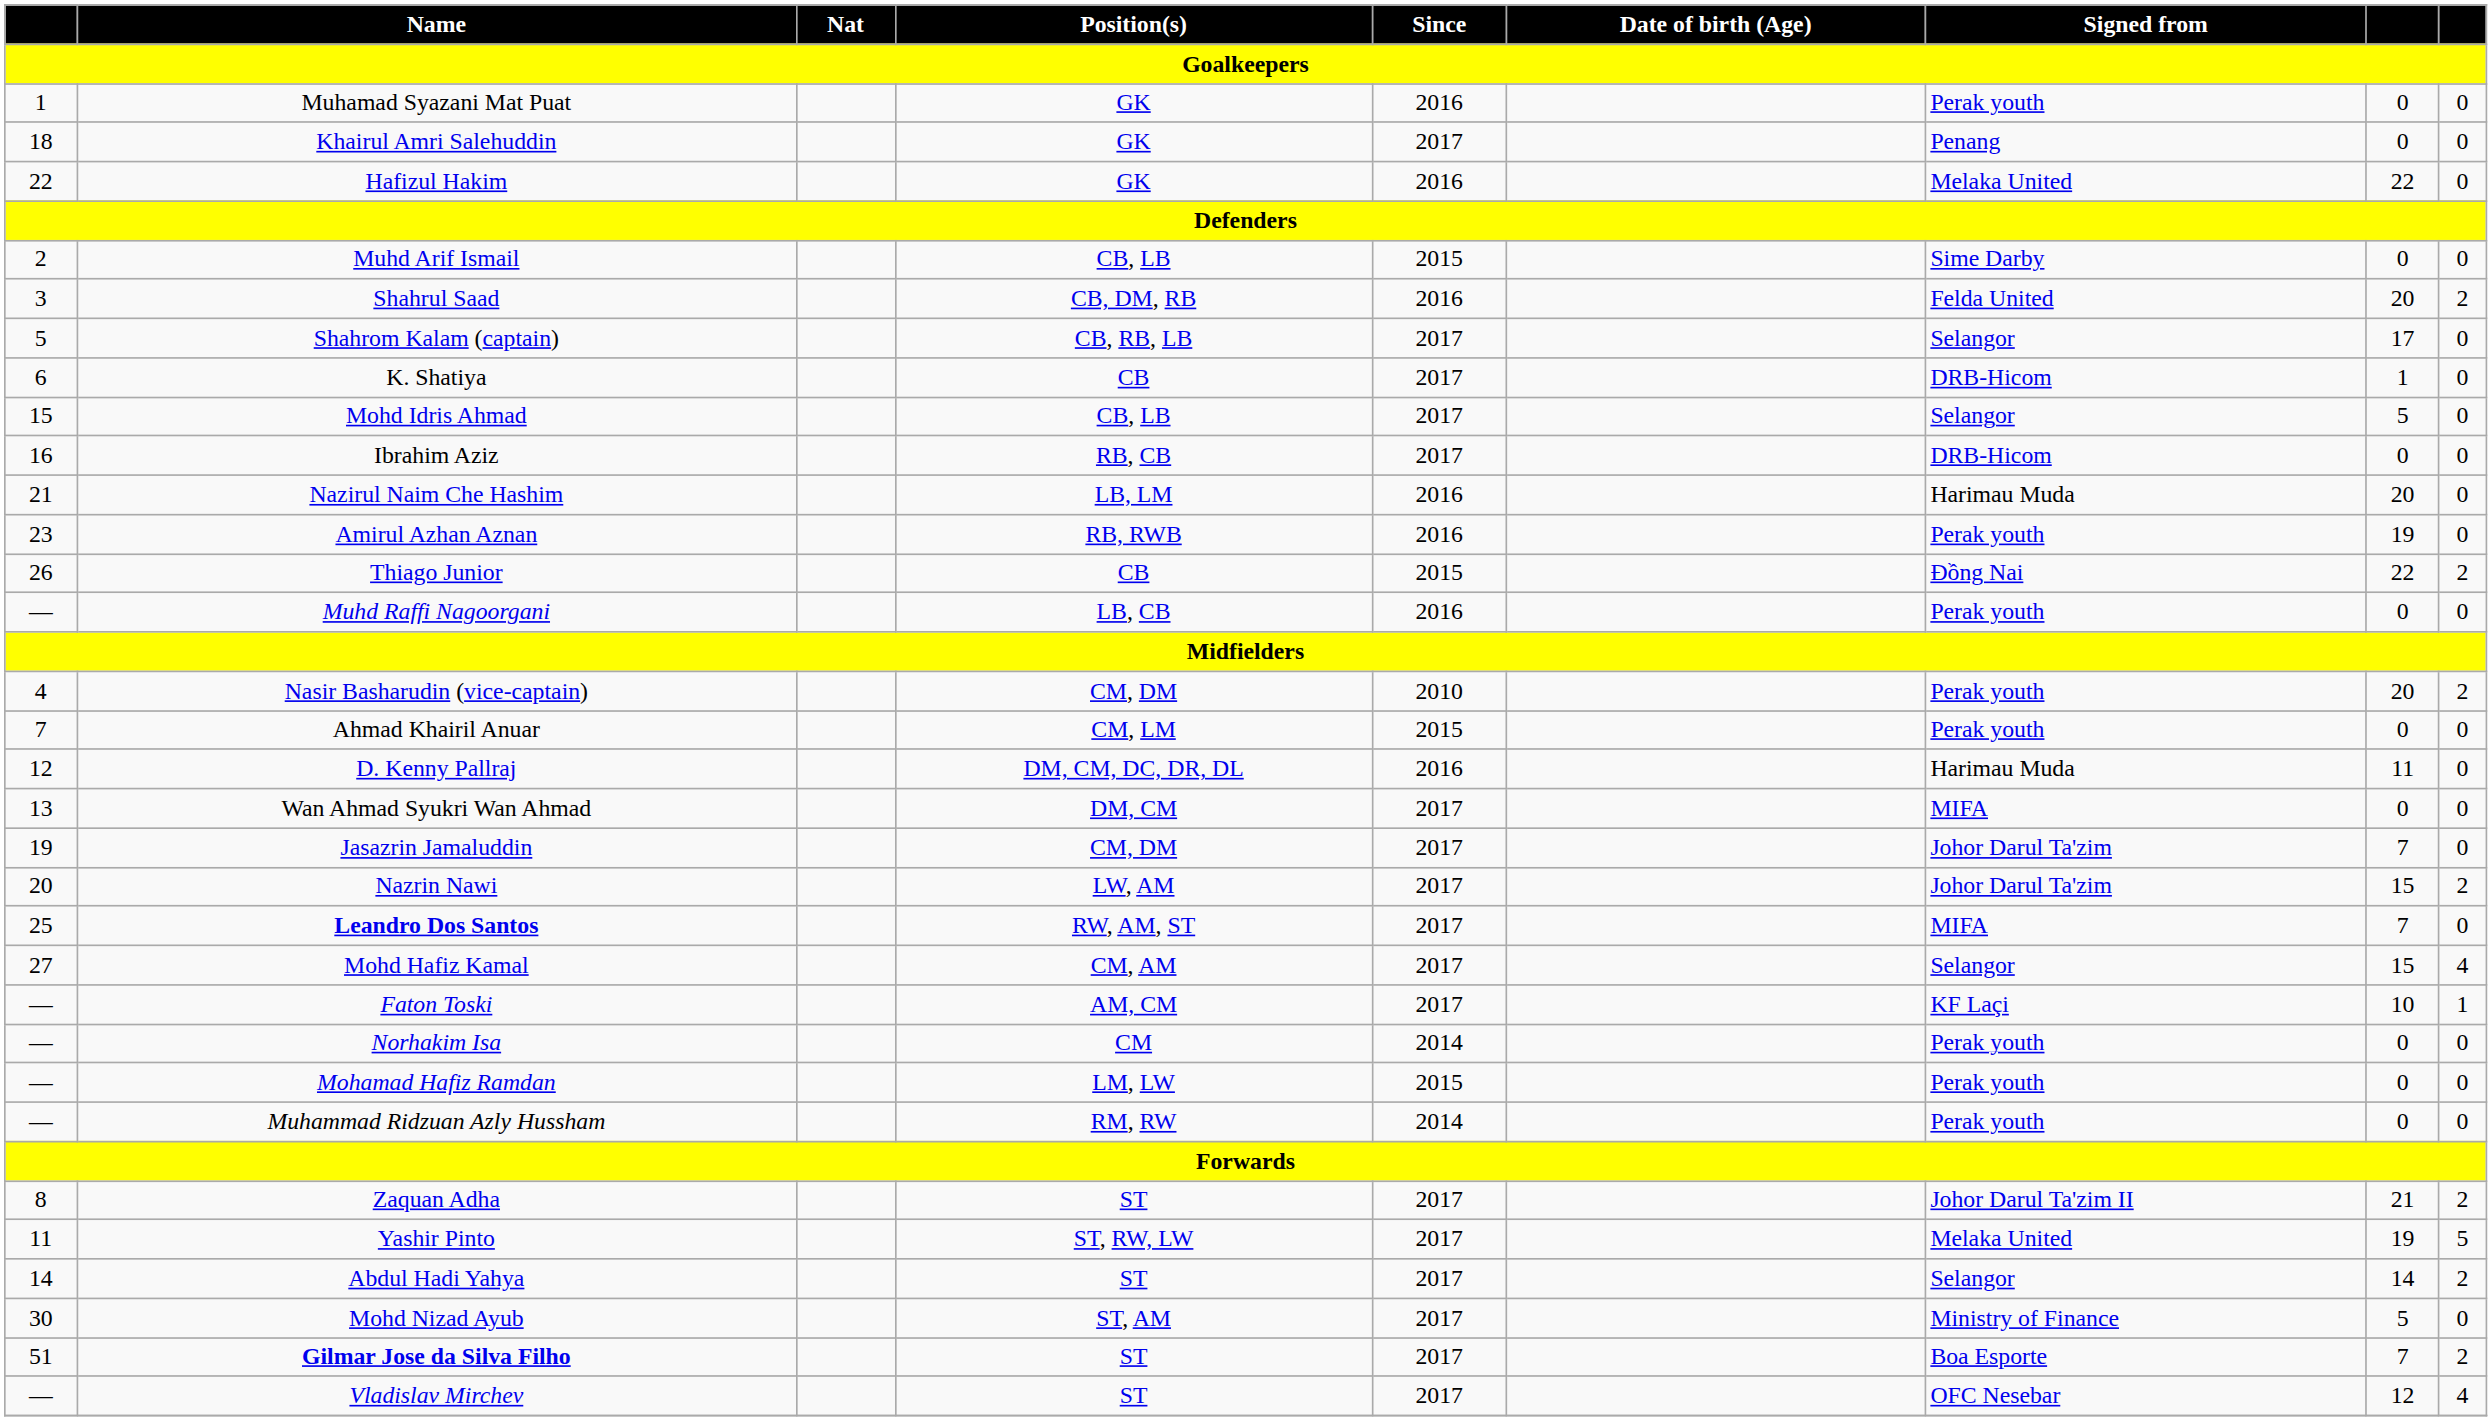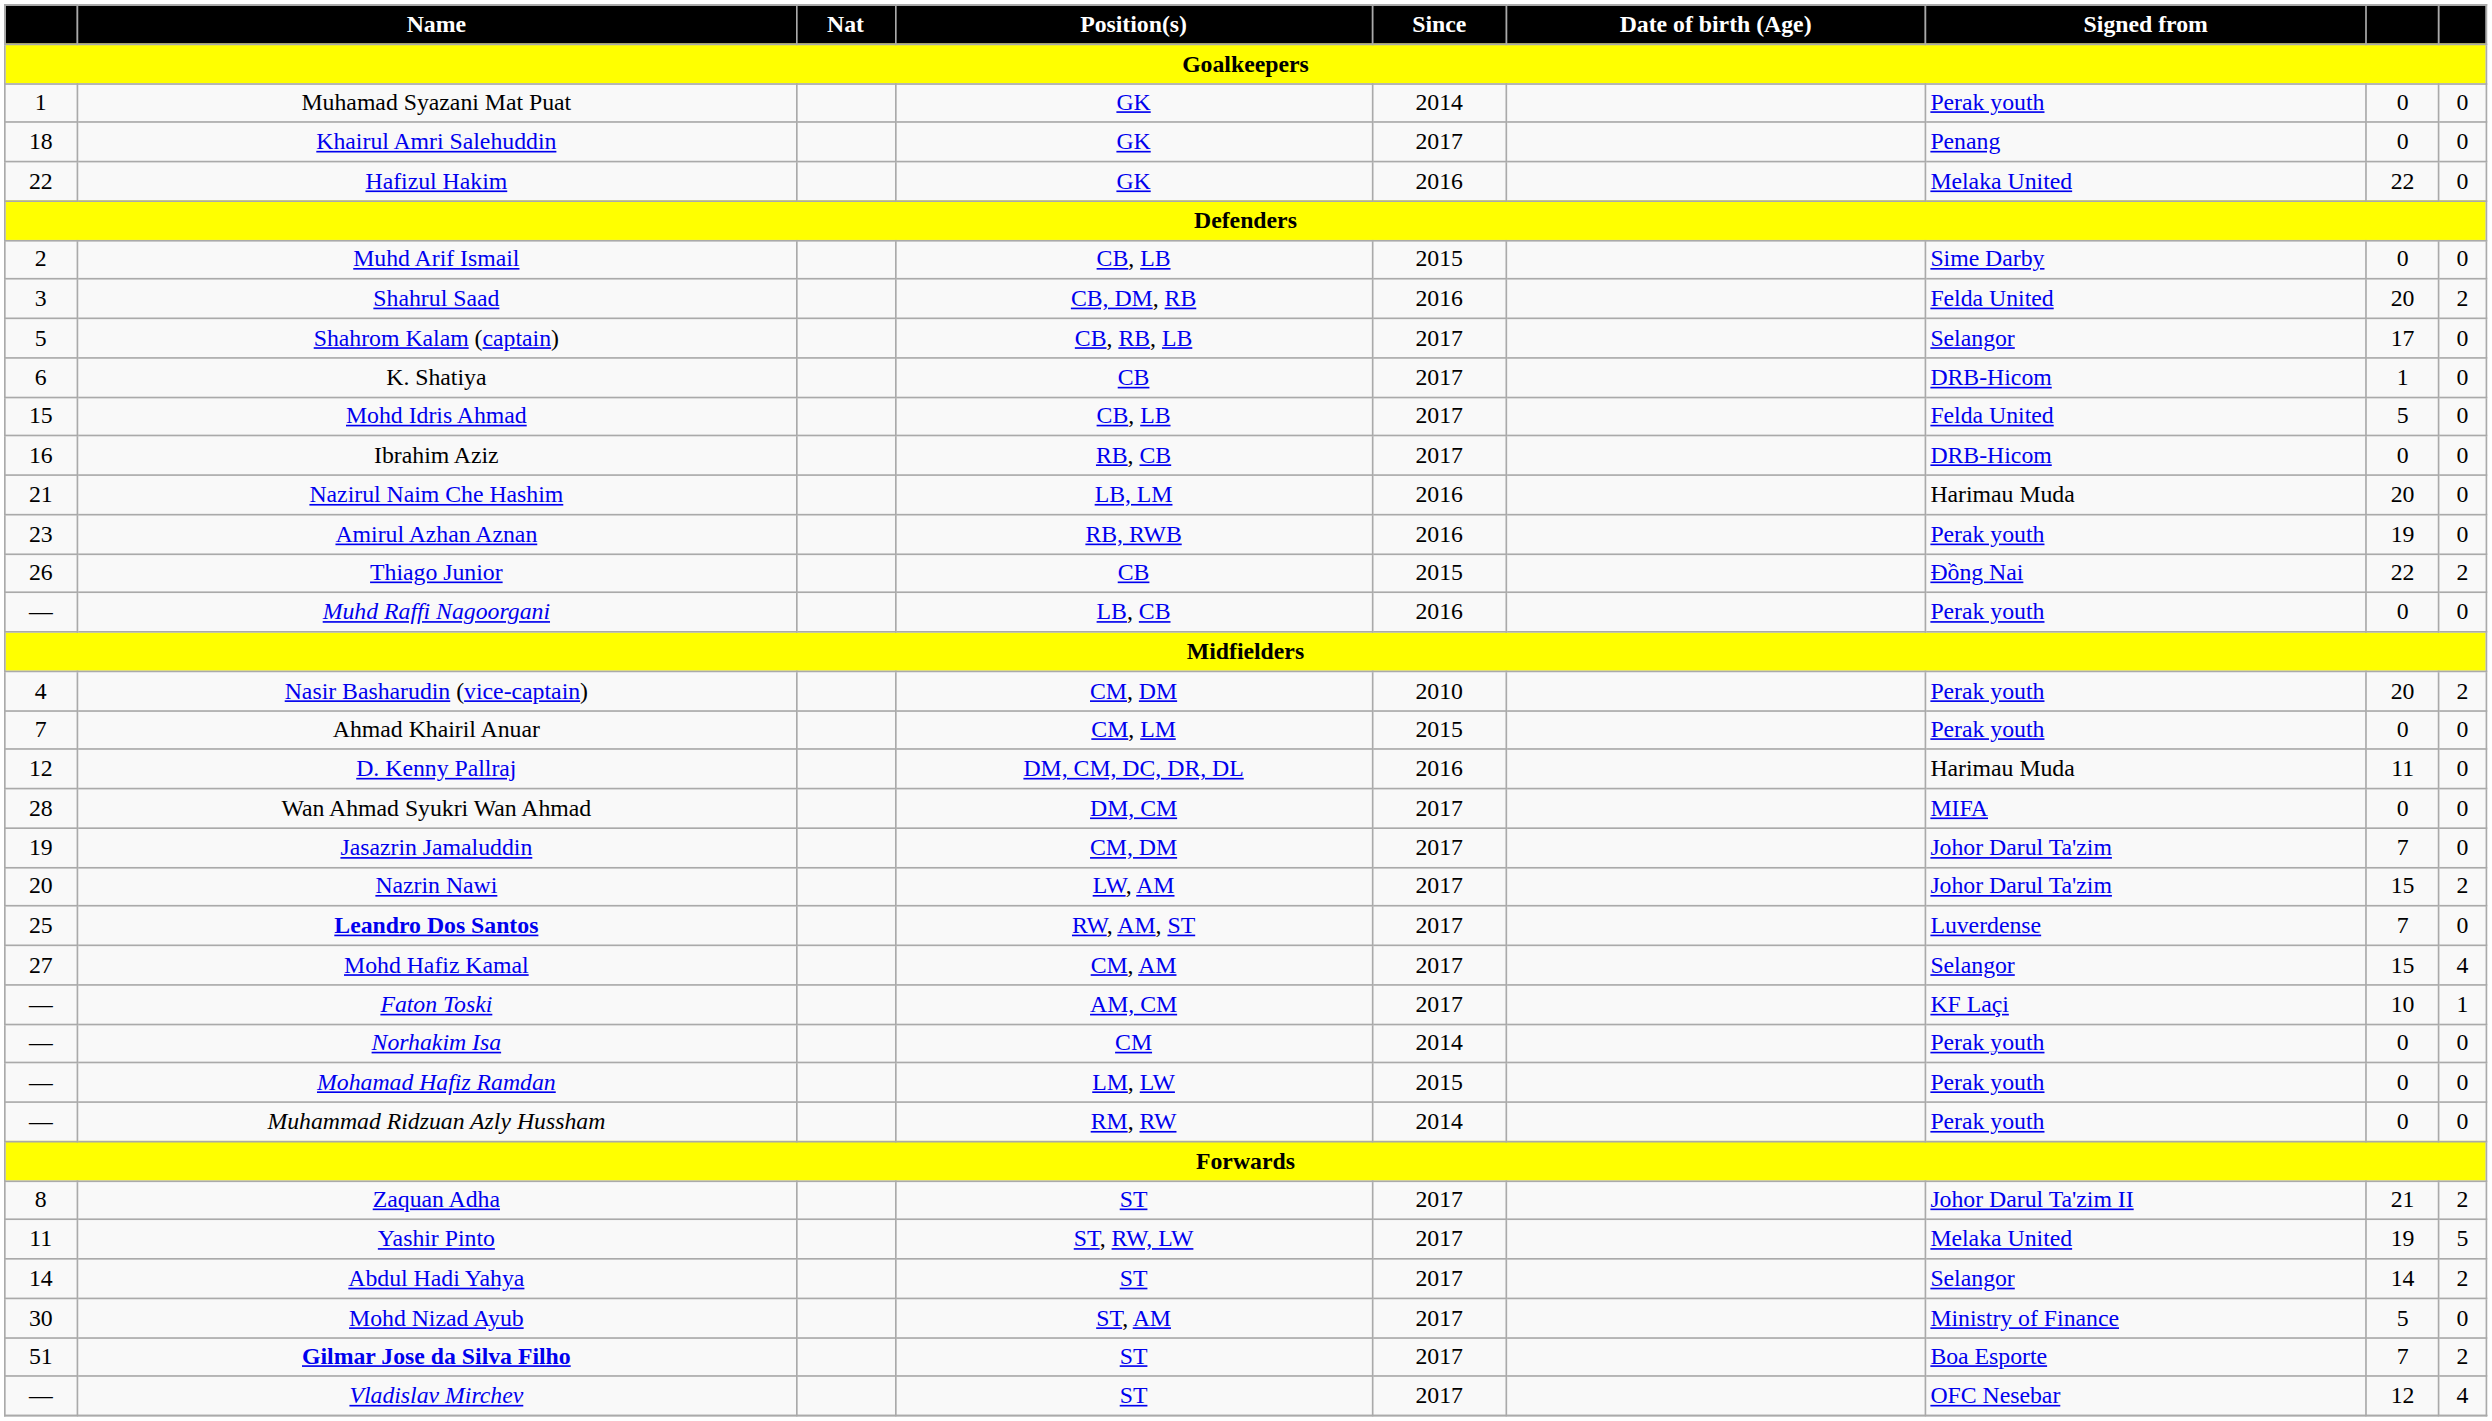(1439, 102) 2016 -> (1439, 102) 2014
(1973, 416) Selangor -> (1992, 416) Felda United
(41, 808) 13 -> (41, 808) 28
(1959, 925) MIFA -> (1986, 925) Luverdense
